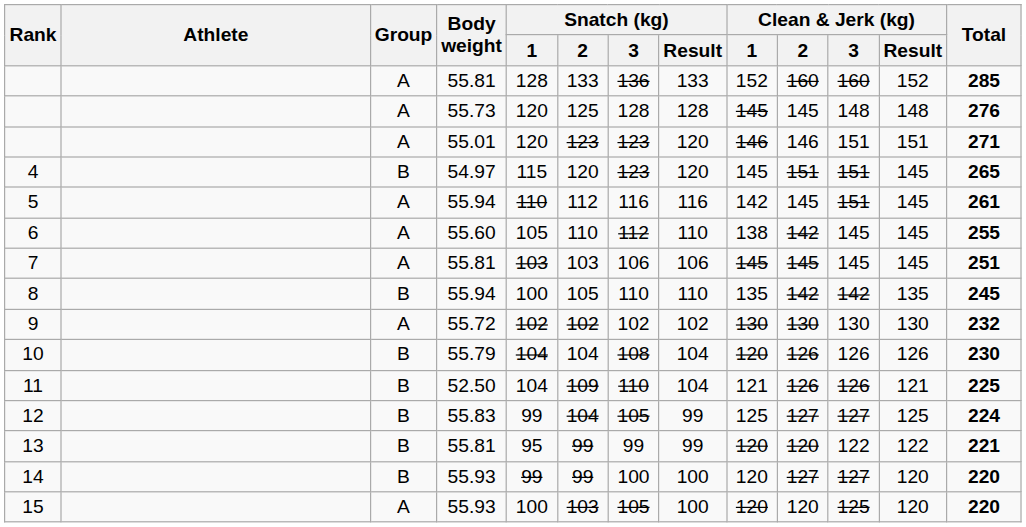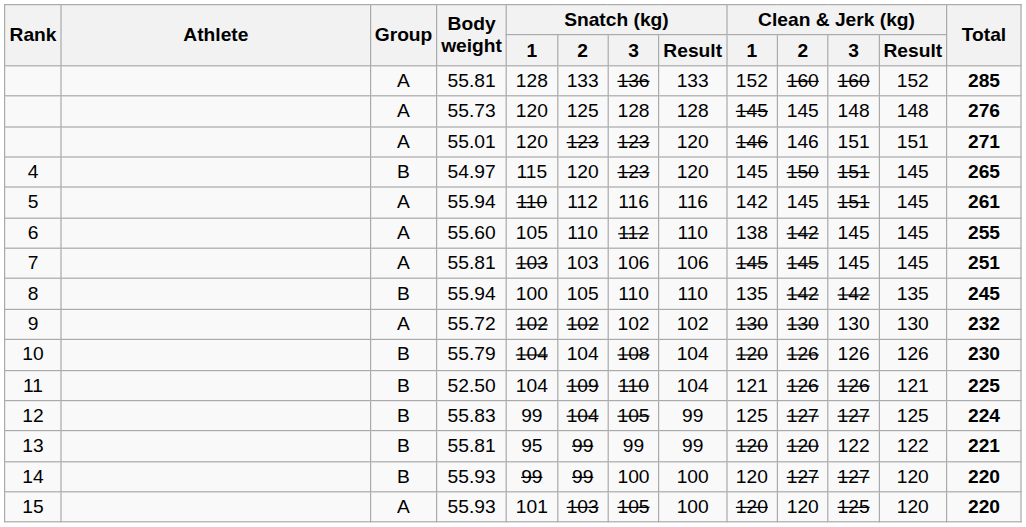(803, 171) 151 -> (803, 171) 150
(532, 506) 100 -> (532, 506) 101
